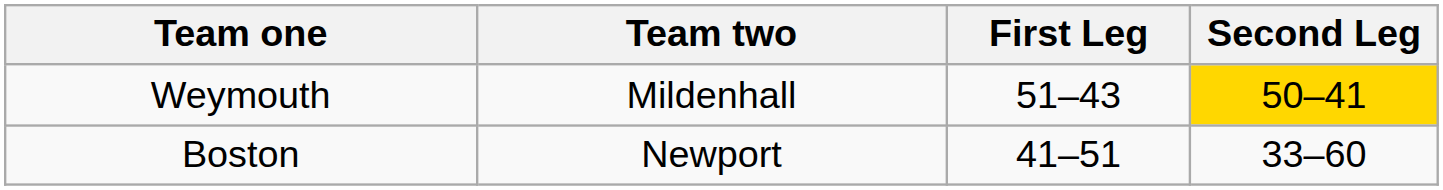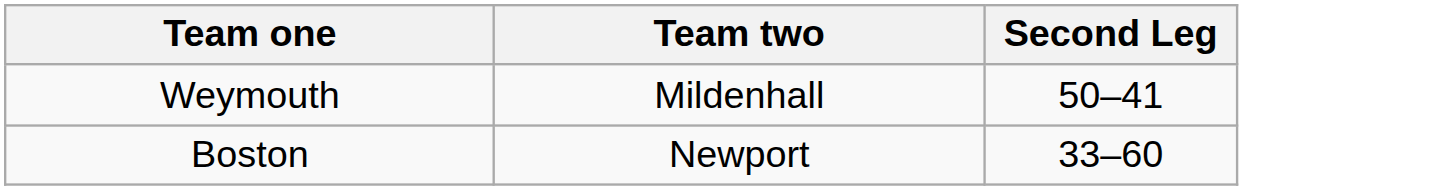- column: (1069, 34)
(1314, 94) gold background -> (1111, 94) no background
